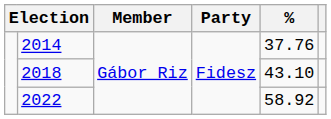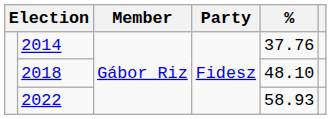(289, 73) 43.10 -> (289, 73) 48.10
(289, 100) 58.92 -> (289, 100) 58.93
